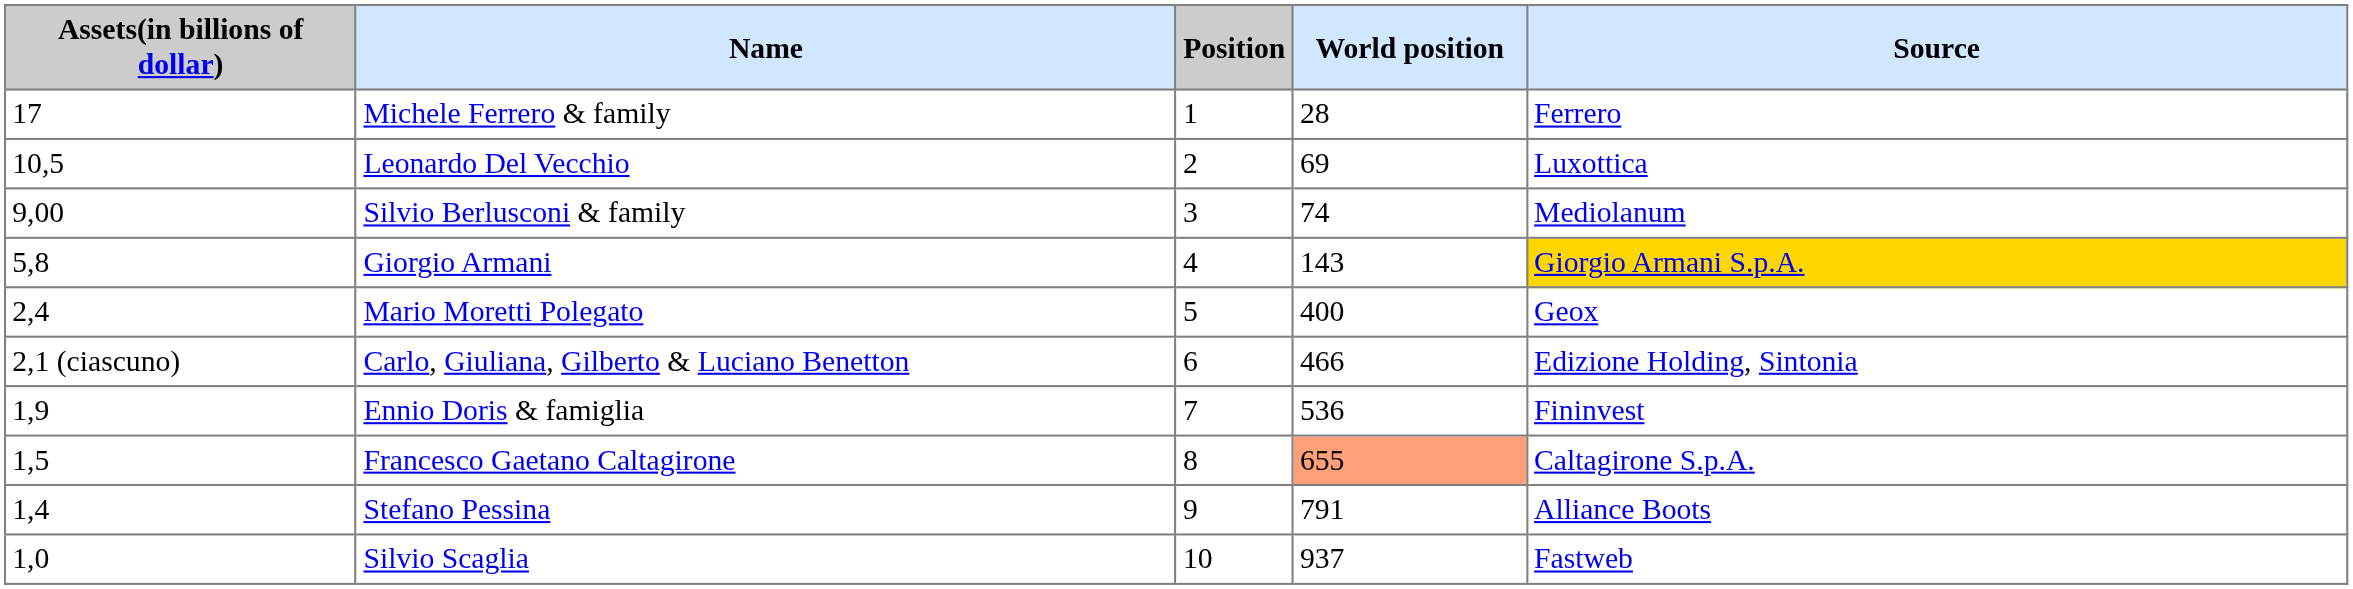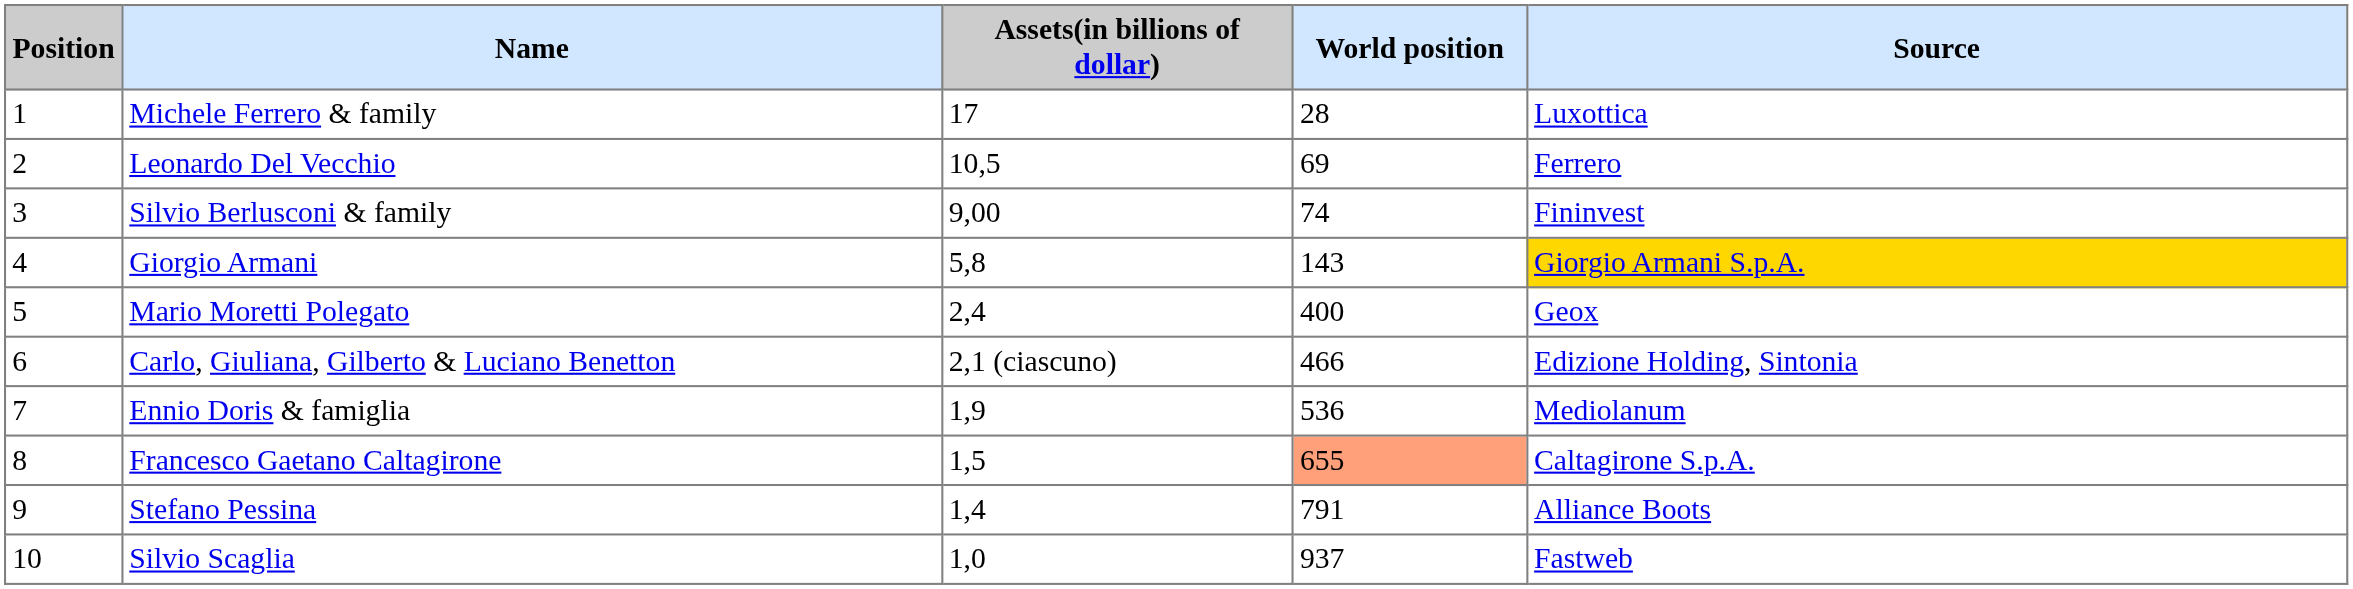columns swapped: (1234, 46) <-> (181, 46)
(1578, 113) Ferrero -> (1591, 113) Luxottica
(1591, 163) Luxottica -> (1578, 163) Ferrero
(1610, 212) Mediolanum -> (1589, 212) Fininvest
(1589, 410) Fininvest -> (1610, 410) Mediolanum
